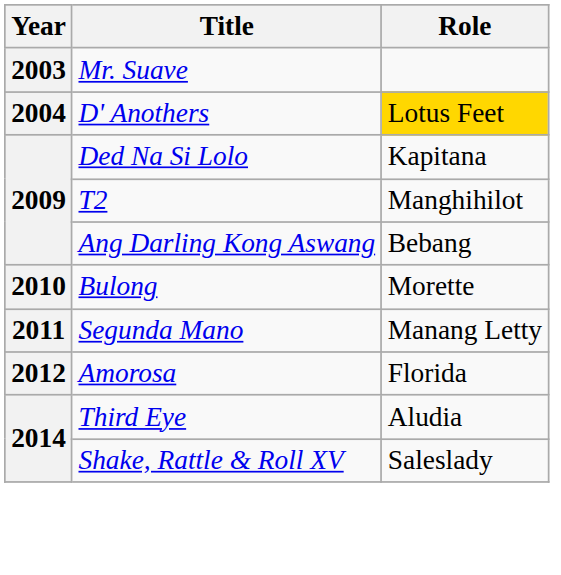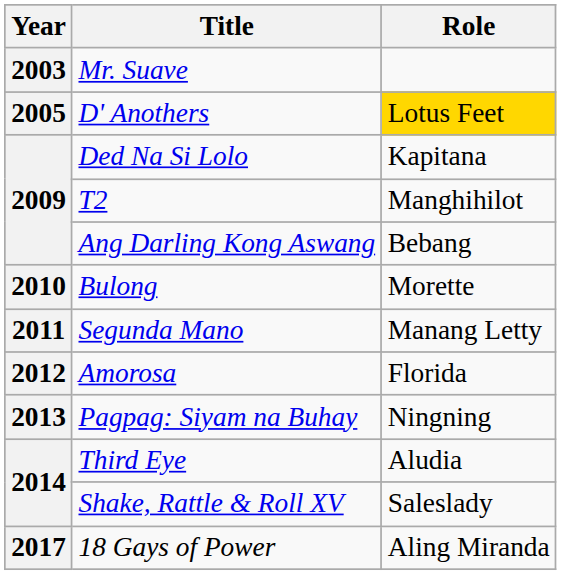(39, 112) 2004 -> (39, 112) 2005
+ row: (218, 416)
+ row: (177, 546)
